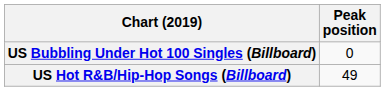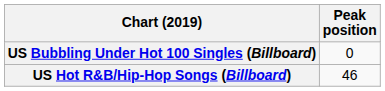(350, 75) 49 -> (350, 75) 46
